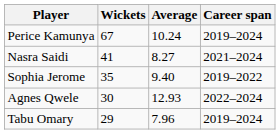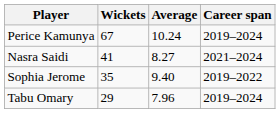- row: (43, 98)
